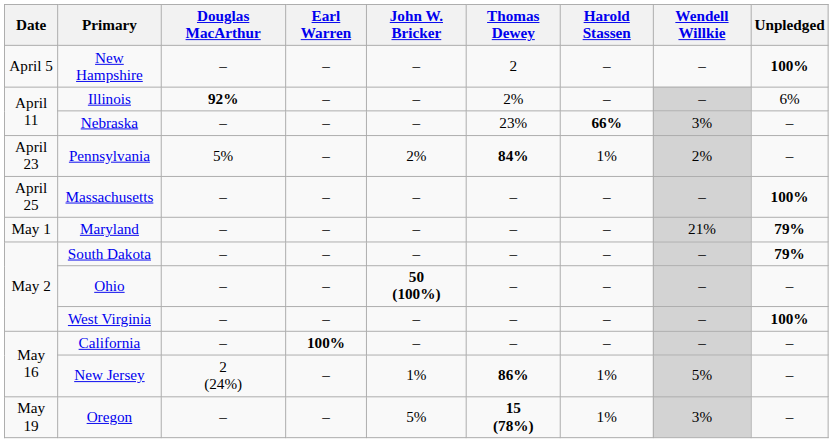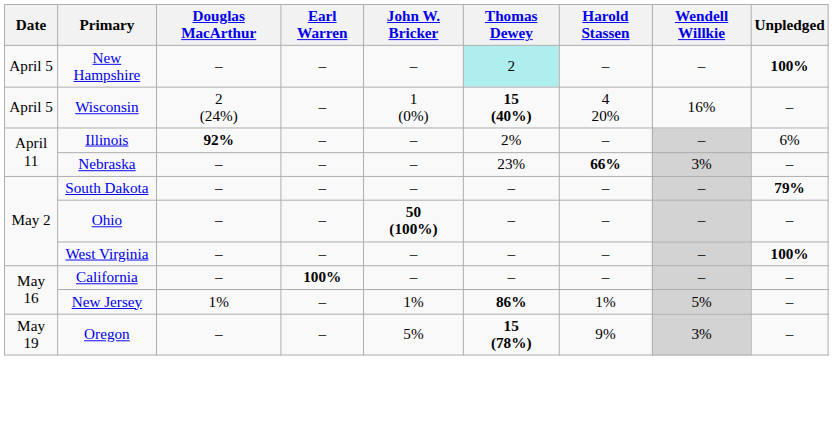(513, 66) no background -> (511, 66) paleturquoise background
+ row: (107, 107)
- row: (109, 155)
- row: (109, 196)
- row: (109, 229)
(223, 375) 2 (24%) -> (219, 301) 1%
(607, 416) 1% -> (605, 334) 9%
